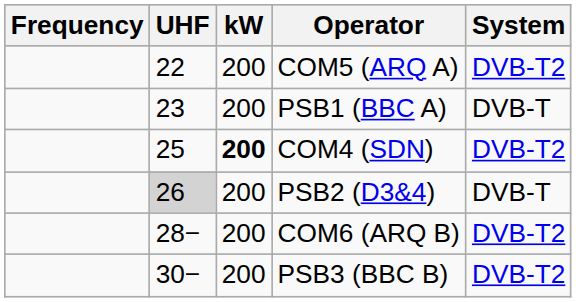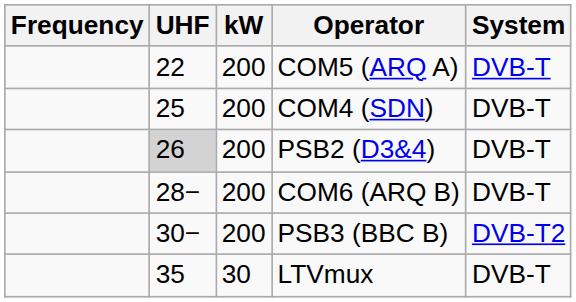(519, 66) DVB-T2 -> (511, 66) DVB-T
- row: (362, 108)
(244, 150) bold -> (244, 108) normal
(519, 150) DVB-T2 -> (511, 108) DVB-T
(519, 233) DVB-T2 -> (511, 191) DVB-T
+ row: (325, 274)
